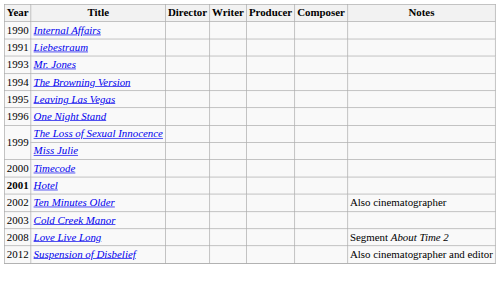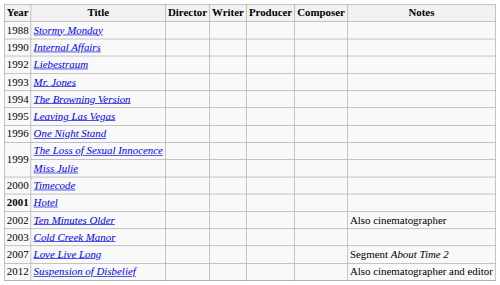+ row: (68, 30)
(18, 47) 1991 -> (18, 64) 1992
(18, 237) 2008 -> (18, 254) 2007
